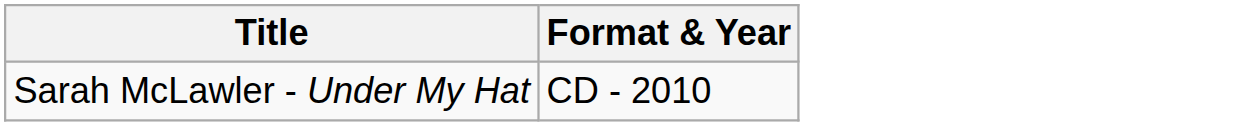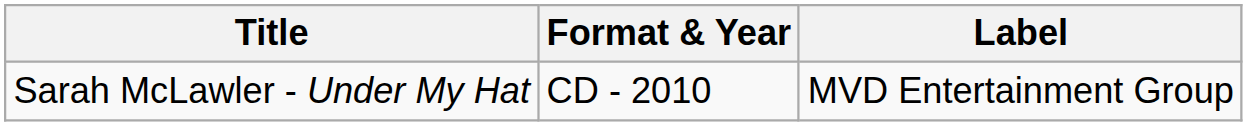+ column: (1021, 33)
